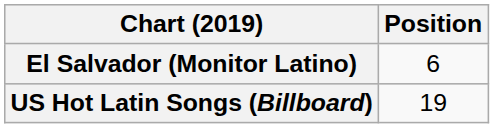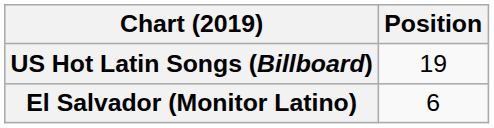rows swapped: (192, 63) <-> (192, 102)
